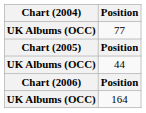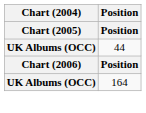- row: (119, 30)
